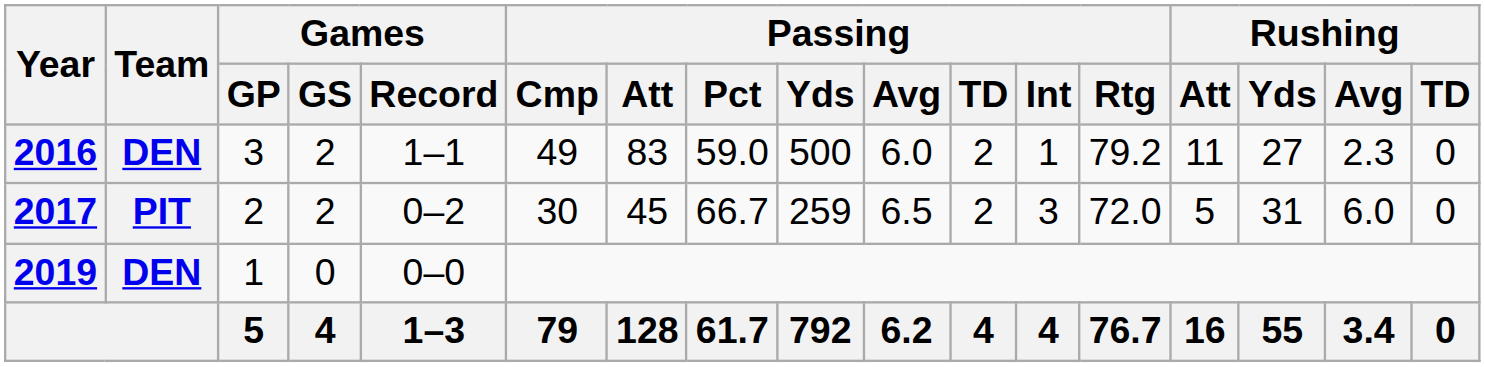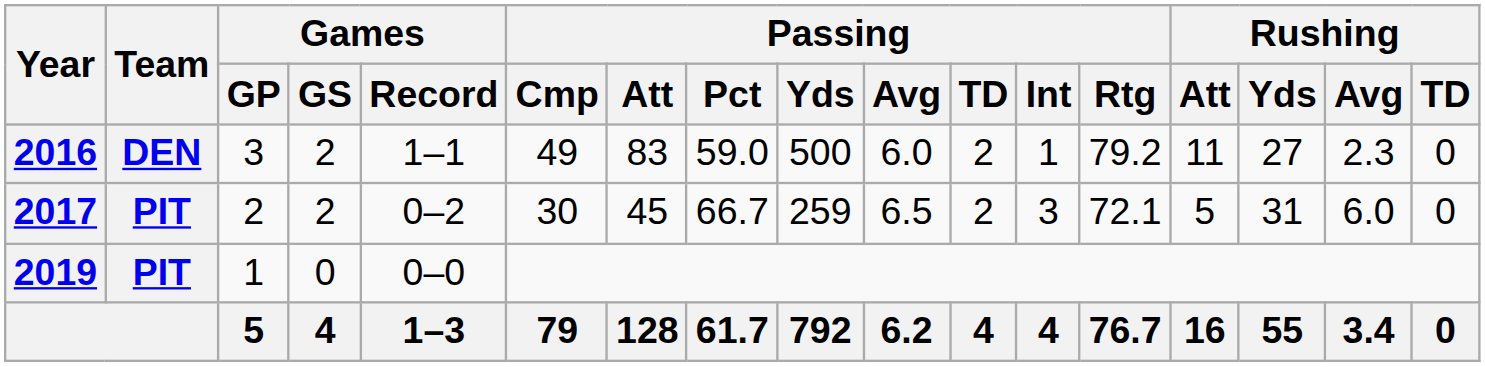(1125, 212) 72.0 -> (1125, 212) 72.1
(162, 271) DEN -> (162, 271) PIT
